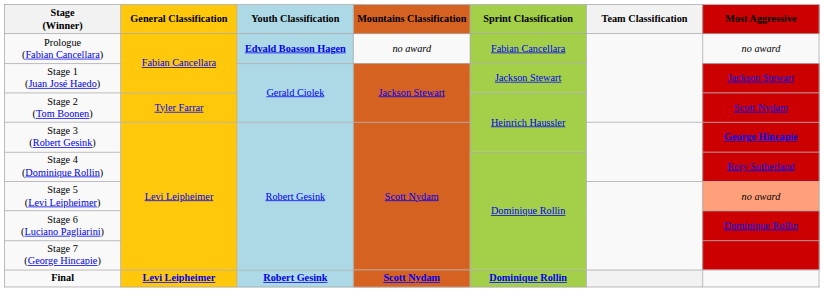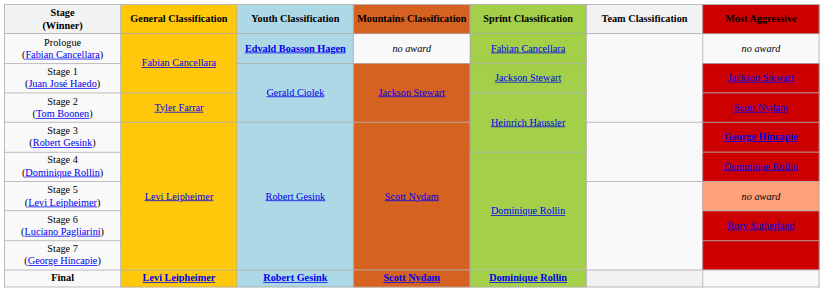(761, 167) Rory Sutherland -> (761, 167) Dominique Rollin
(761, 226) Dominique Rollin -> (761, 226) Rory Sutherland
